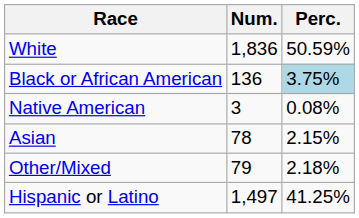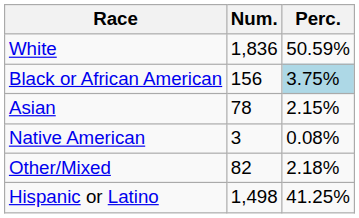(246, 78) 136 -> (246, 78) 156
rows swapped: (77, 108) <-> (32, 138)
(241, 167) 79 -> (241, 167) 82
(254, 197) 1,497 -> (254, 197) 1,498
